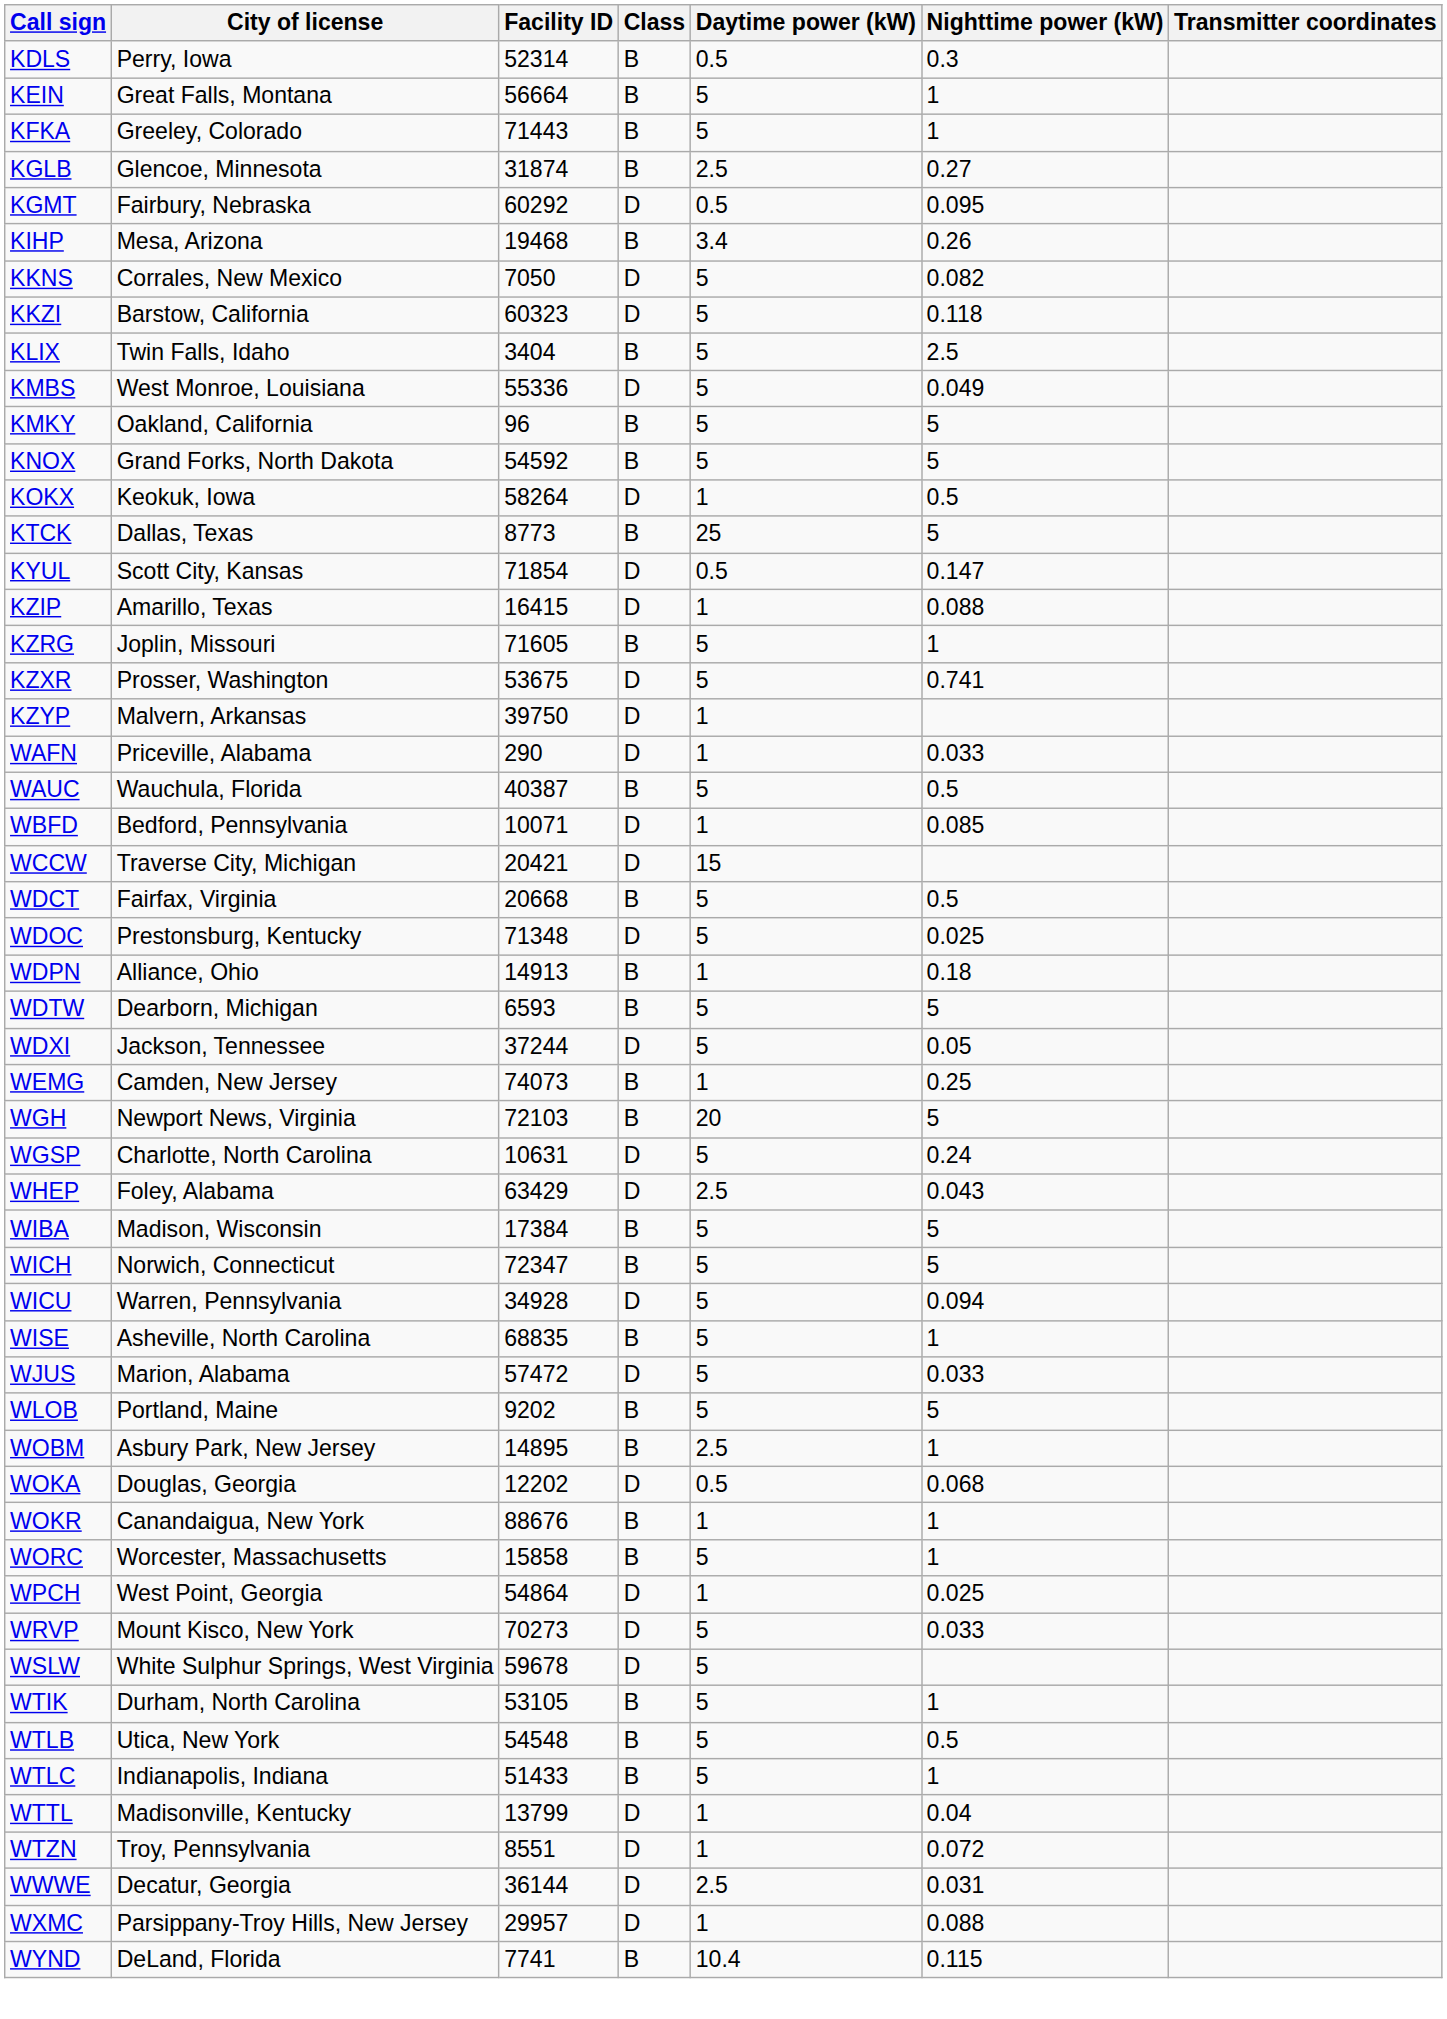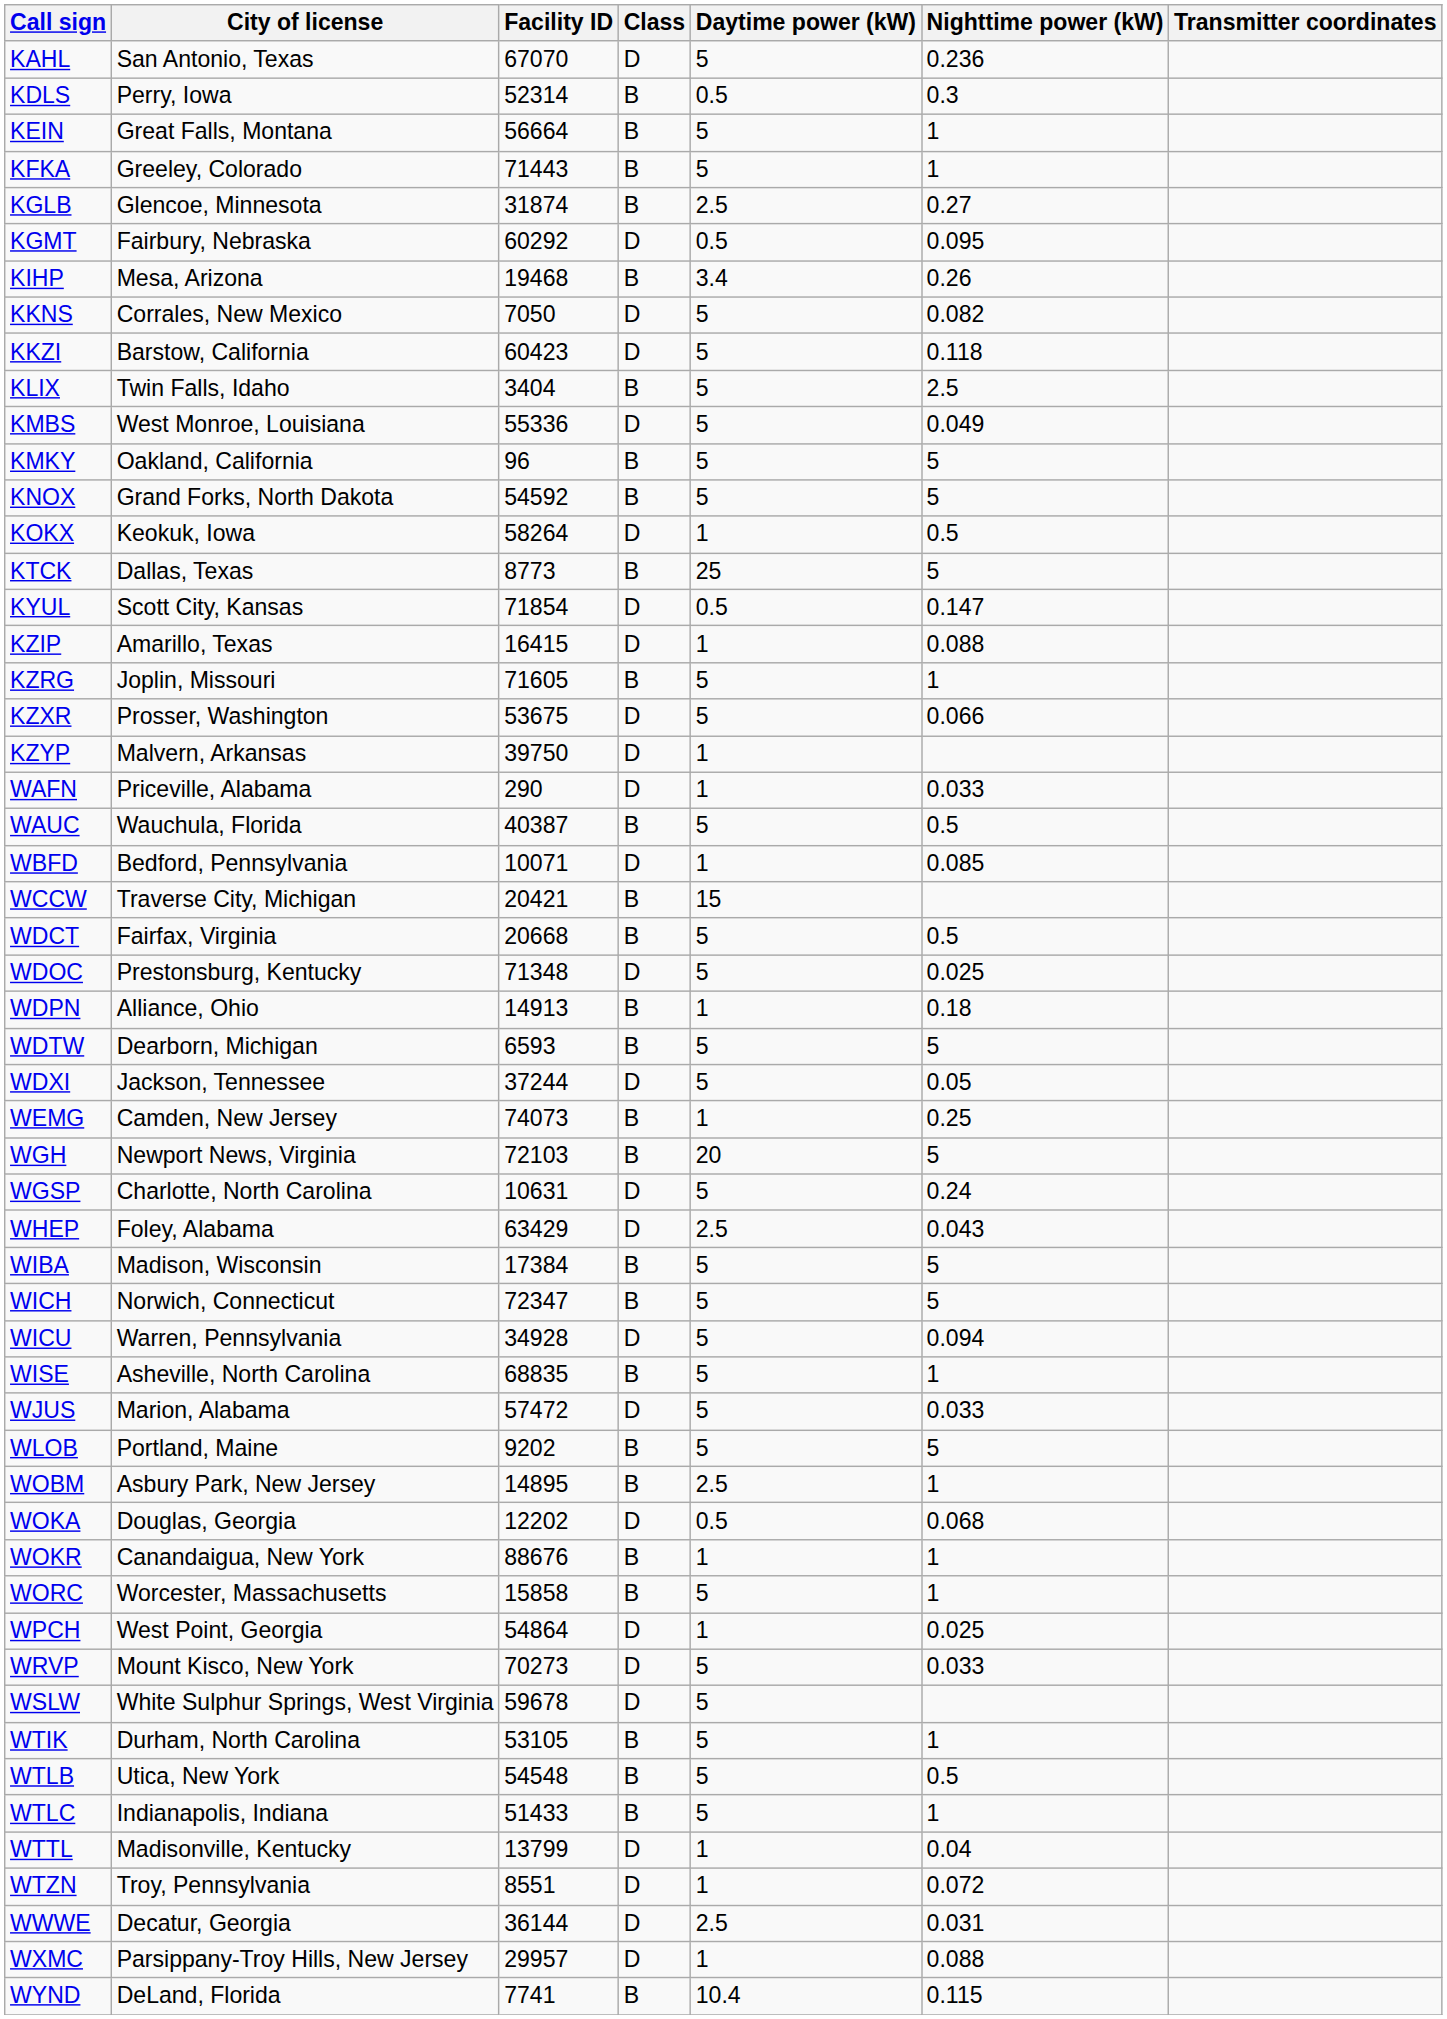+ row: (40, 59)
(536, 315) 60323 -> (536, 351) 60423
(955, 680) 0.741 -> (955, 717) 0.066
(632, 863) D -> (631, 899) B
